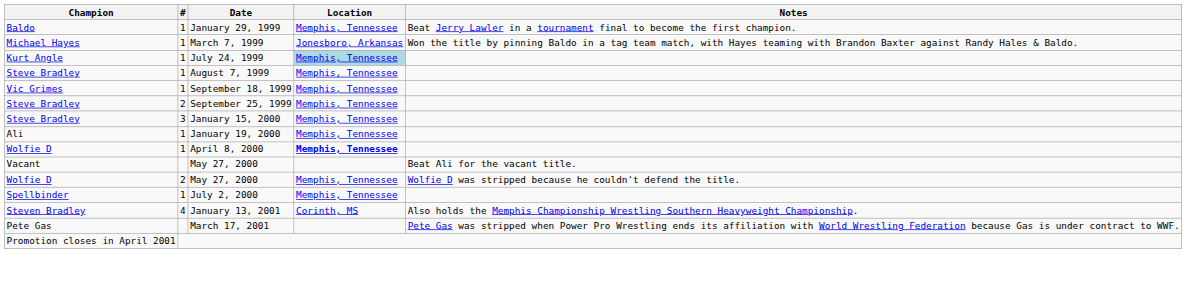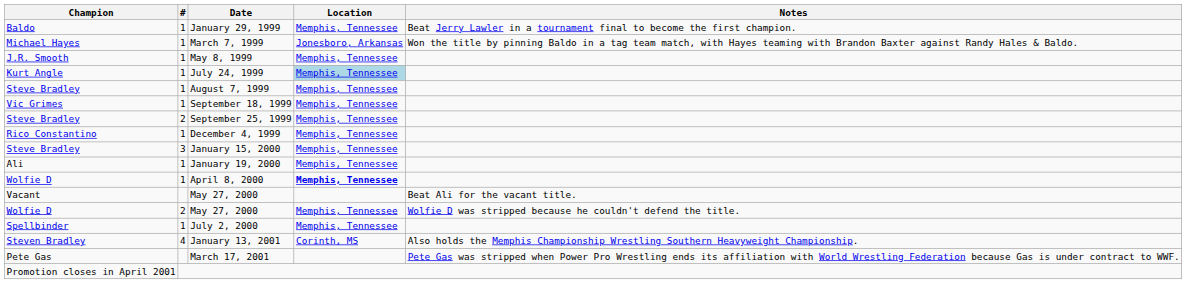+ row: (38, 58)
+ row: (52, 134)
